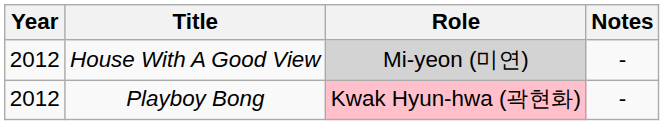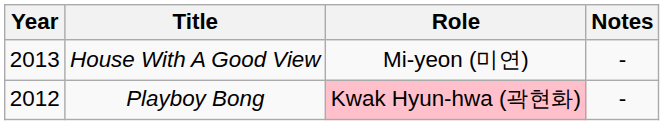(35, 59) 2012 -> (35, 59) 2013
(456, 59) lightgrey background -> (456, 59) no background
